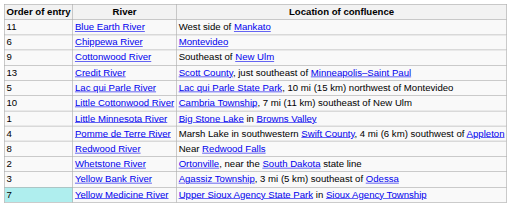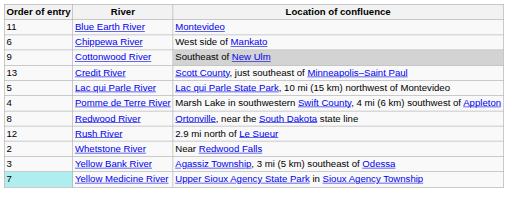(225, 27) West side of Mankato -> (200, 27) Montevideo
(203, 42) Montevideo -> (221, 42) West side of Mankato
(226, 57) no background -> (223, 57) lightgrey background
- row: (125, 103)
- row: (121, 118)
(222, 149) Near Redwood Falls -> (267, 118) Ortonville, near the South Dakota state line
+ row: (99, 133)
(270, 164) Ortonville, near the South Dakota state line -> (219, 149) Near Redwood Falls
